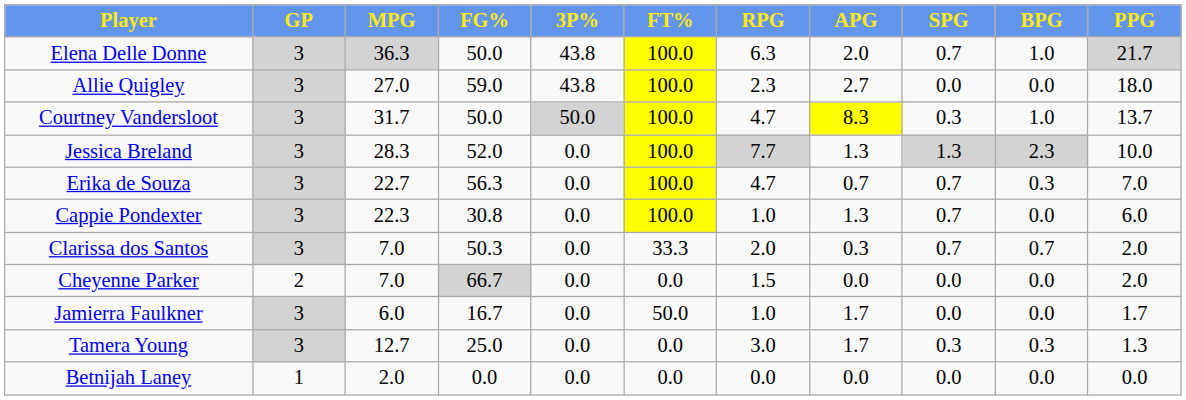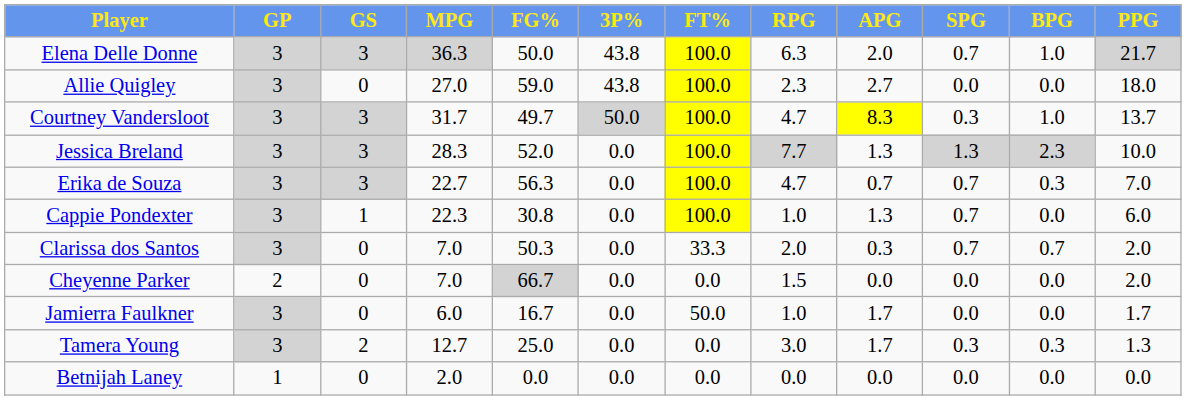+ column: (363, 20)
(484, 118) 50.0 -> (536, 118) 49.7
